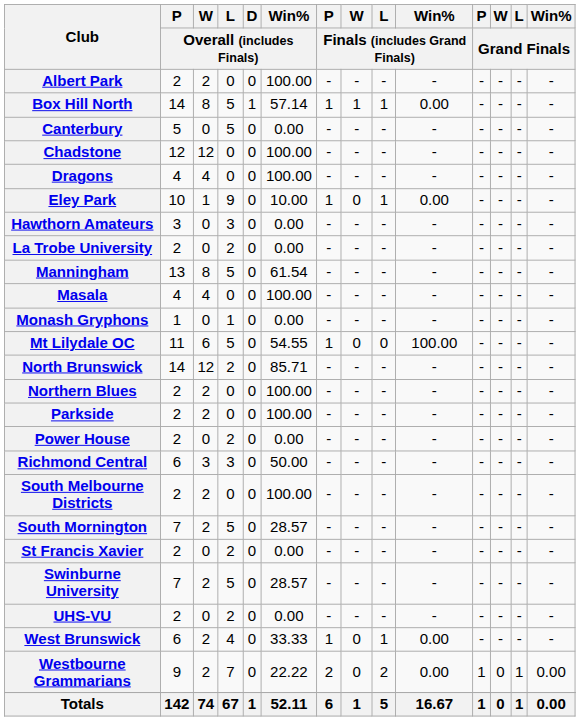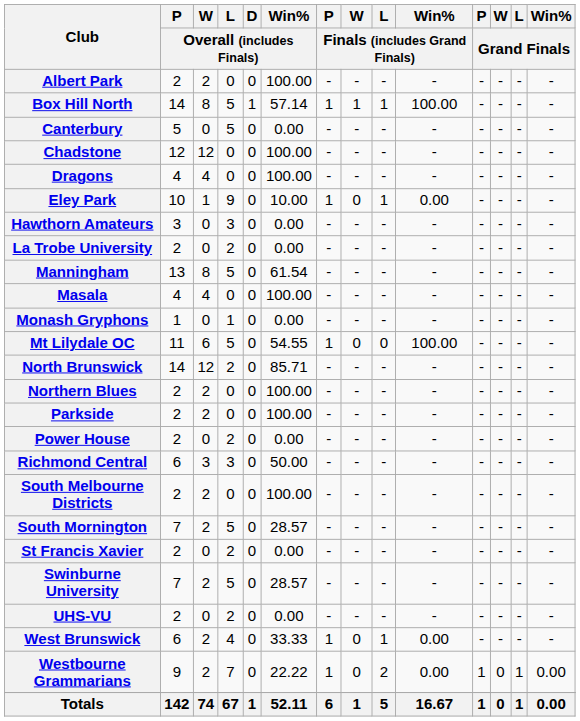(434, 104) 0.00 -> (434, 104) 100.00
(329, 671) 2 -> (329, 671) 1
